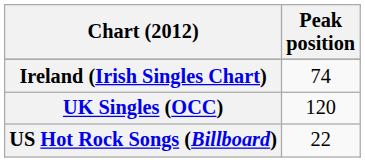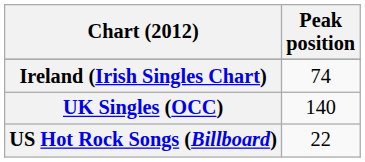(321, 107) 120 -> (321, 107) 140
